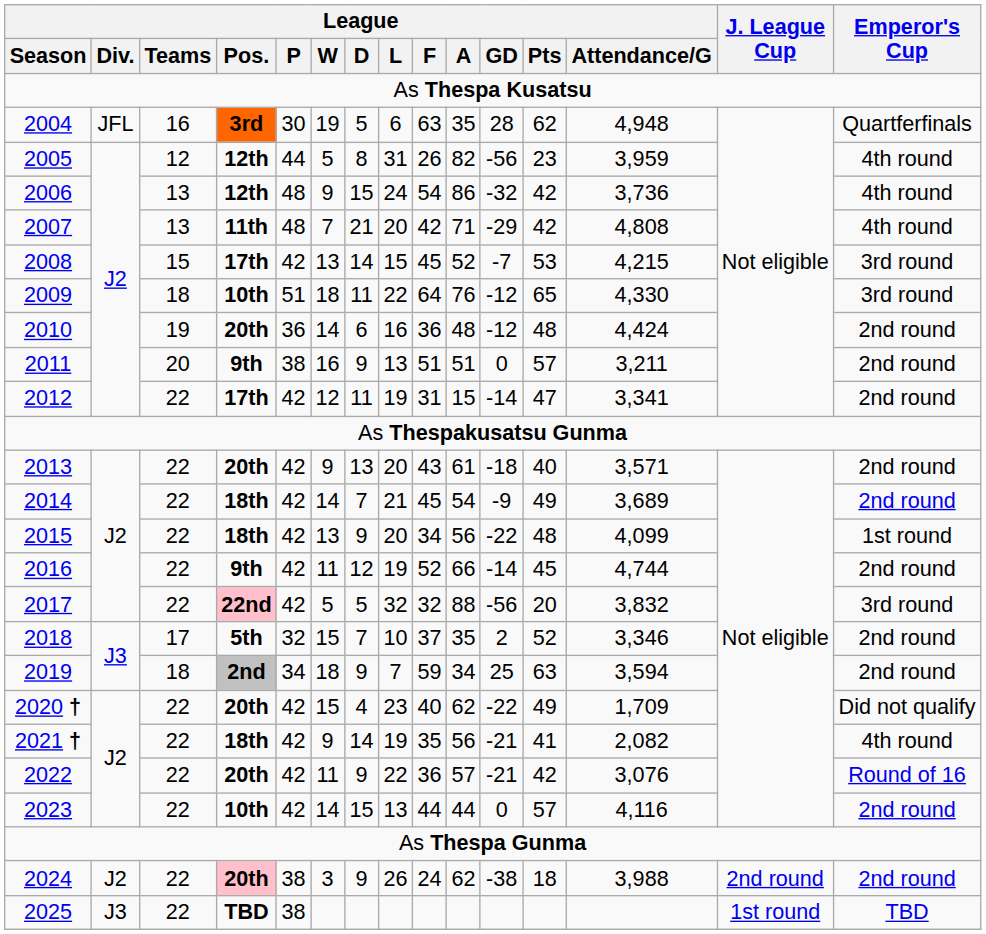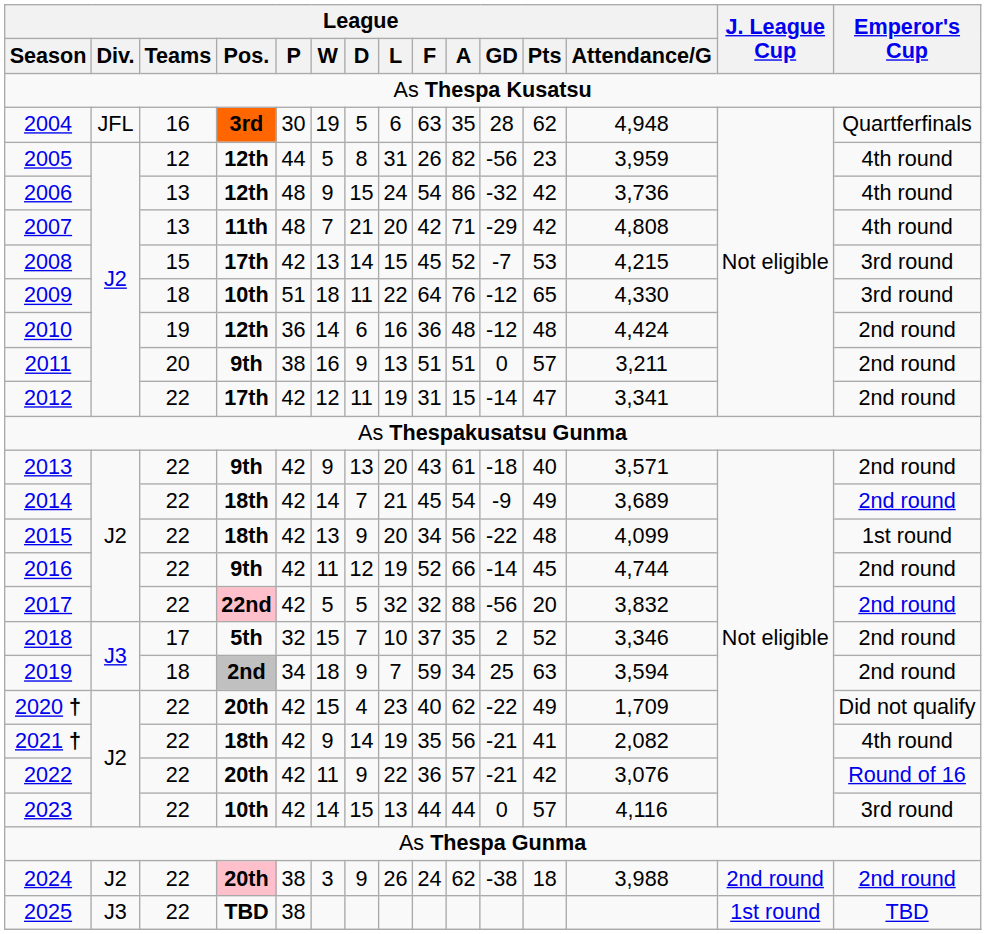(246, 329) 20th -> (246, 329) 12th
(246, 466) 20th -> (246, 466) 9th
(907, 603) 3rd round -> (907, 603) 2nd round
(907, 809) 2nd round -> (907, 809) 3rd round
